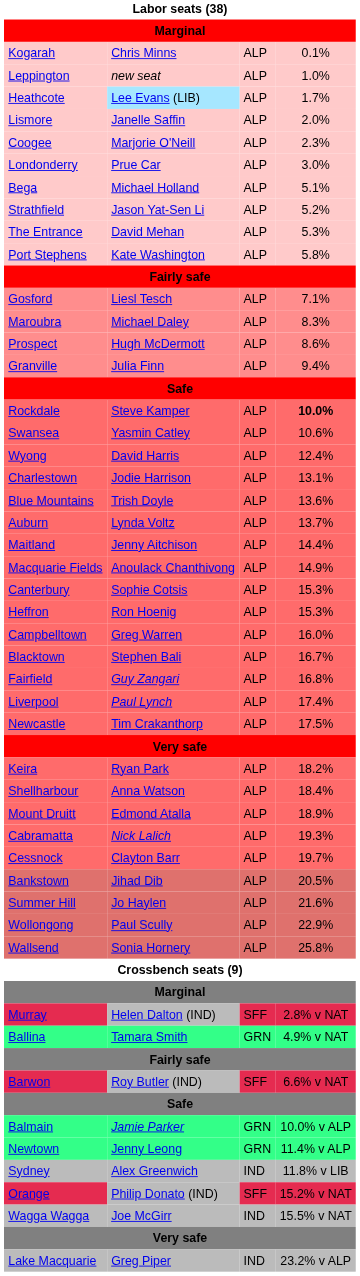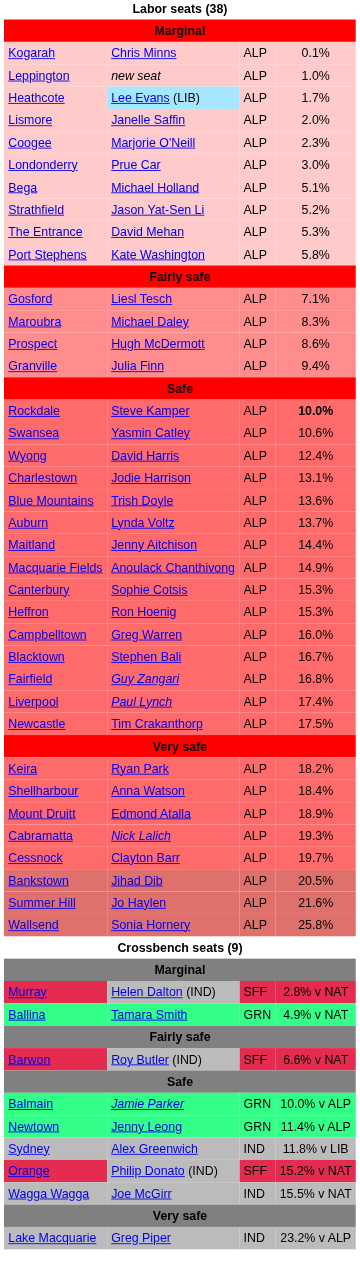- row: (41, 925)
